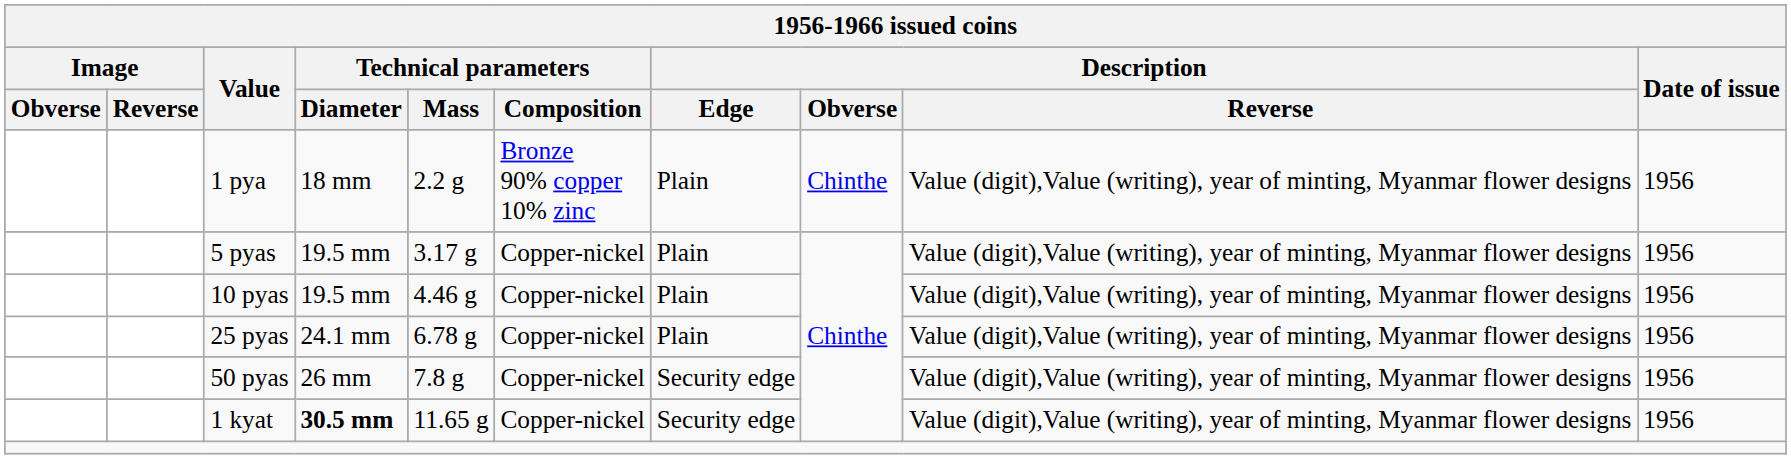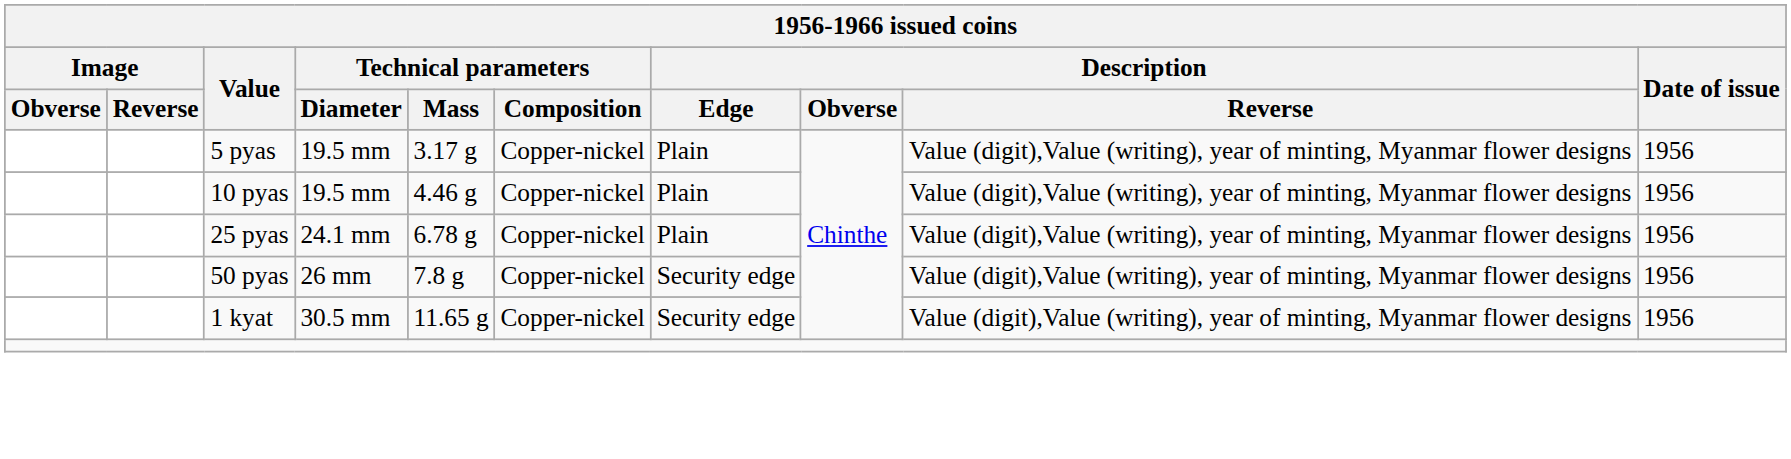- row: (238, 181)
(347, 420) bold -> (345, 318) normal
